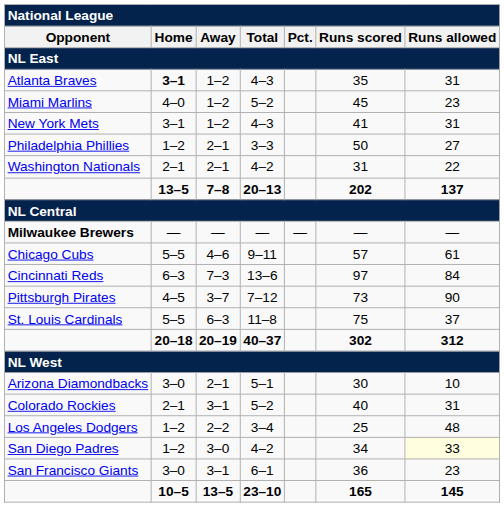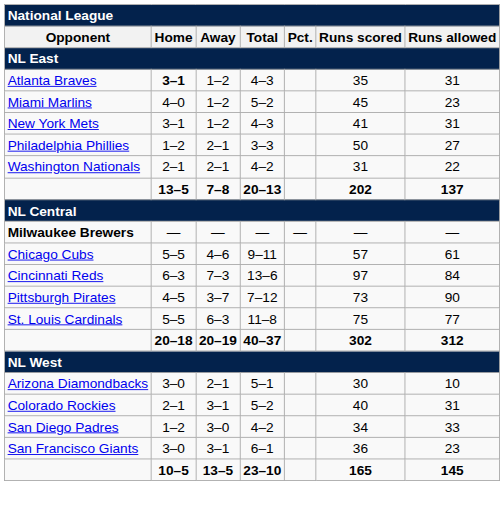(452, 319) 37 -> (452, 319) 77
- row: (73, 427)
(452, 449) lightyellow background -> (452, 427) no background
